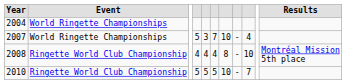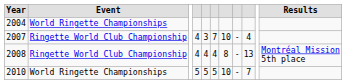(99, 38) World Ringette Championships -> (108, 38) Ringette World Club Championship
(197, 38) 5 -> (197, 38) 4
(249, 55) 10 -> (249, 55) 13
(108, 73) Ringette World Club Championship -> (99, 73) World Ringette Championships
